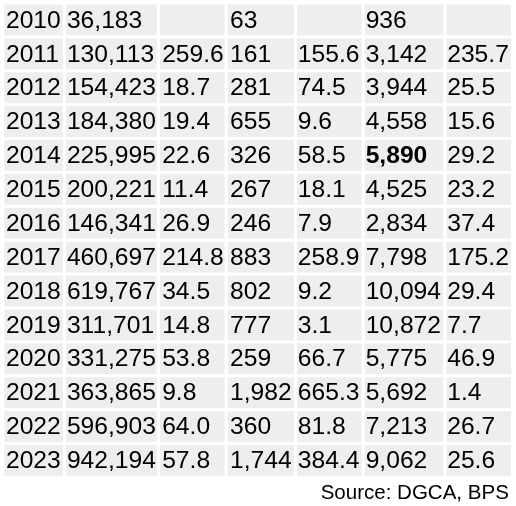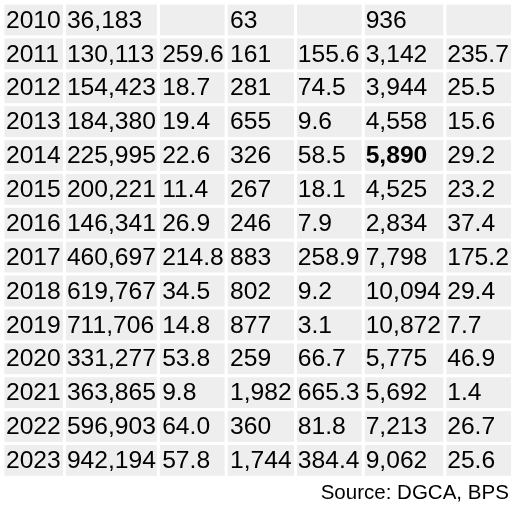(111, 324) 311,701 -> (111, 324) 711,706
(251, 324) 777 -> (251, 324) 877
(111, 358) 331,275 -> (111, 358) 331,277
